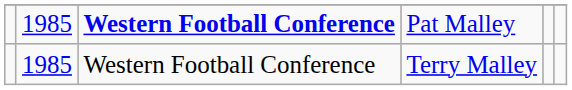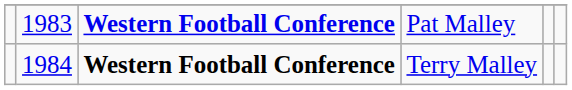(47, 24) 1985 -> (47, 24) 1983
(47, 63) 1985 -> (47, 63) 1984
(229, 63) normal -> (239, 63) bold
